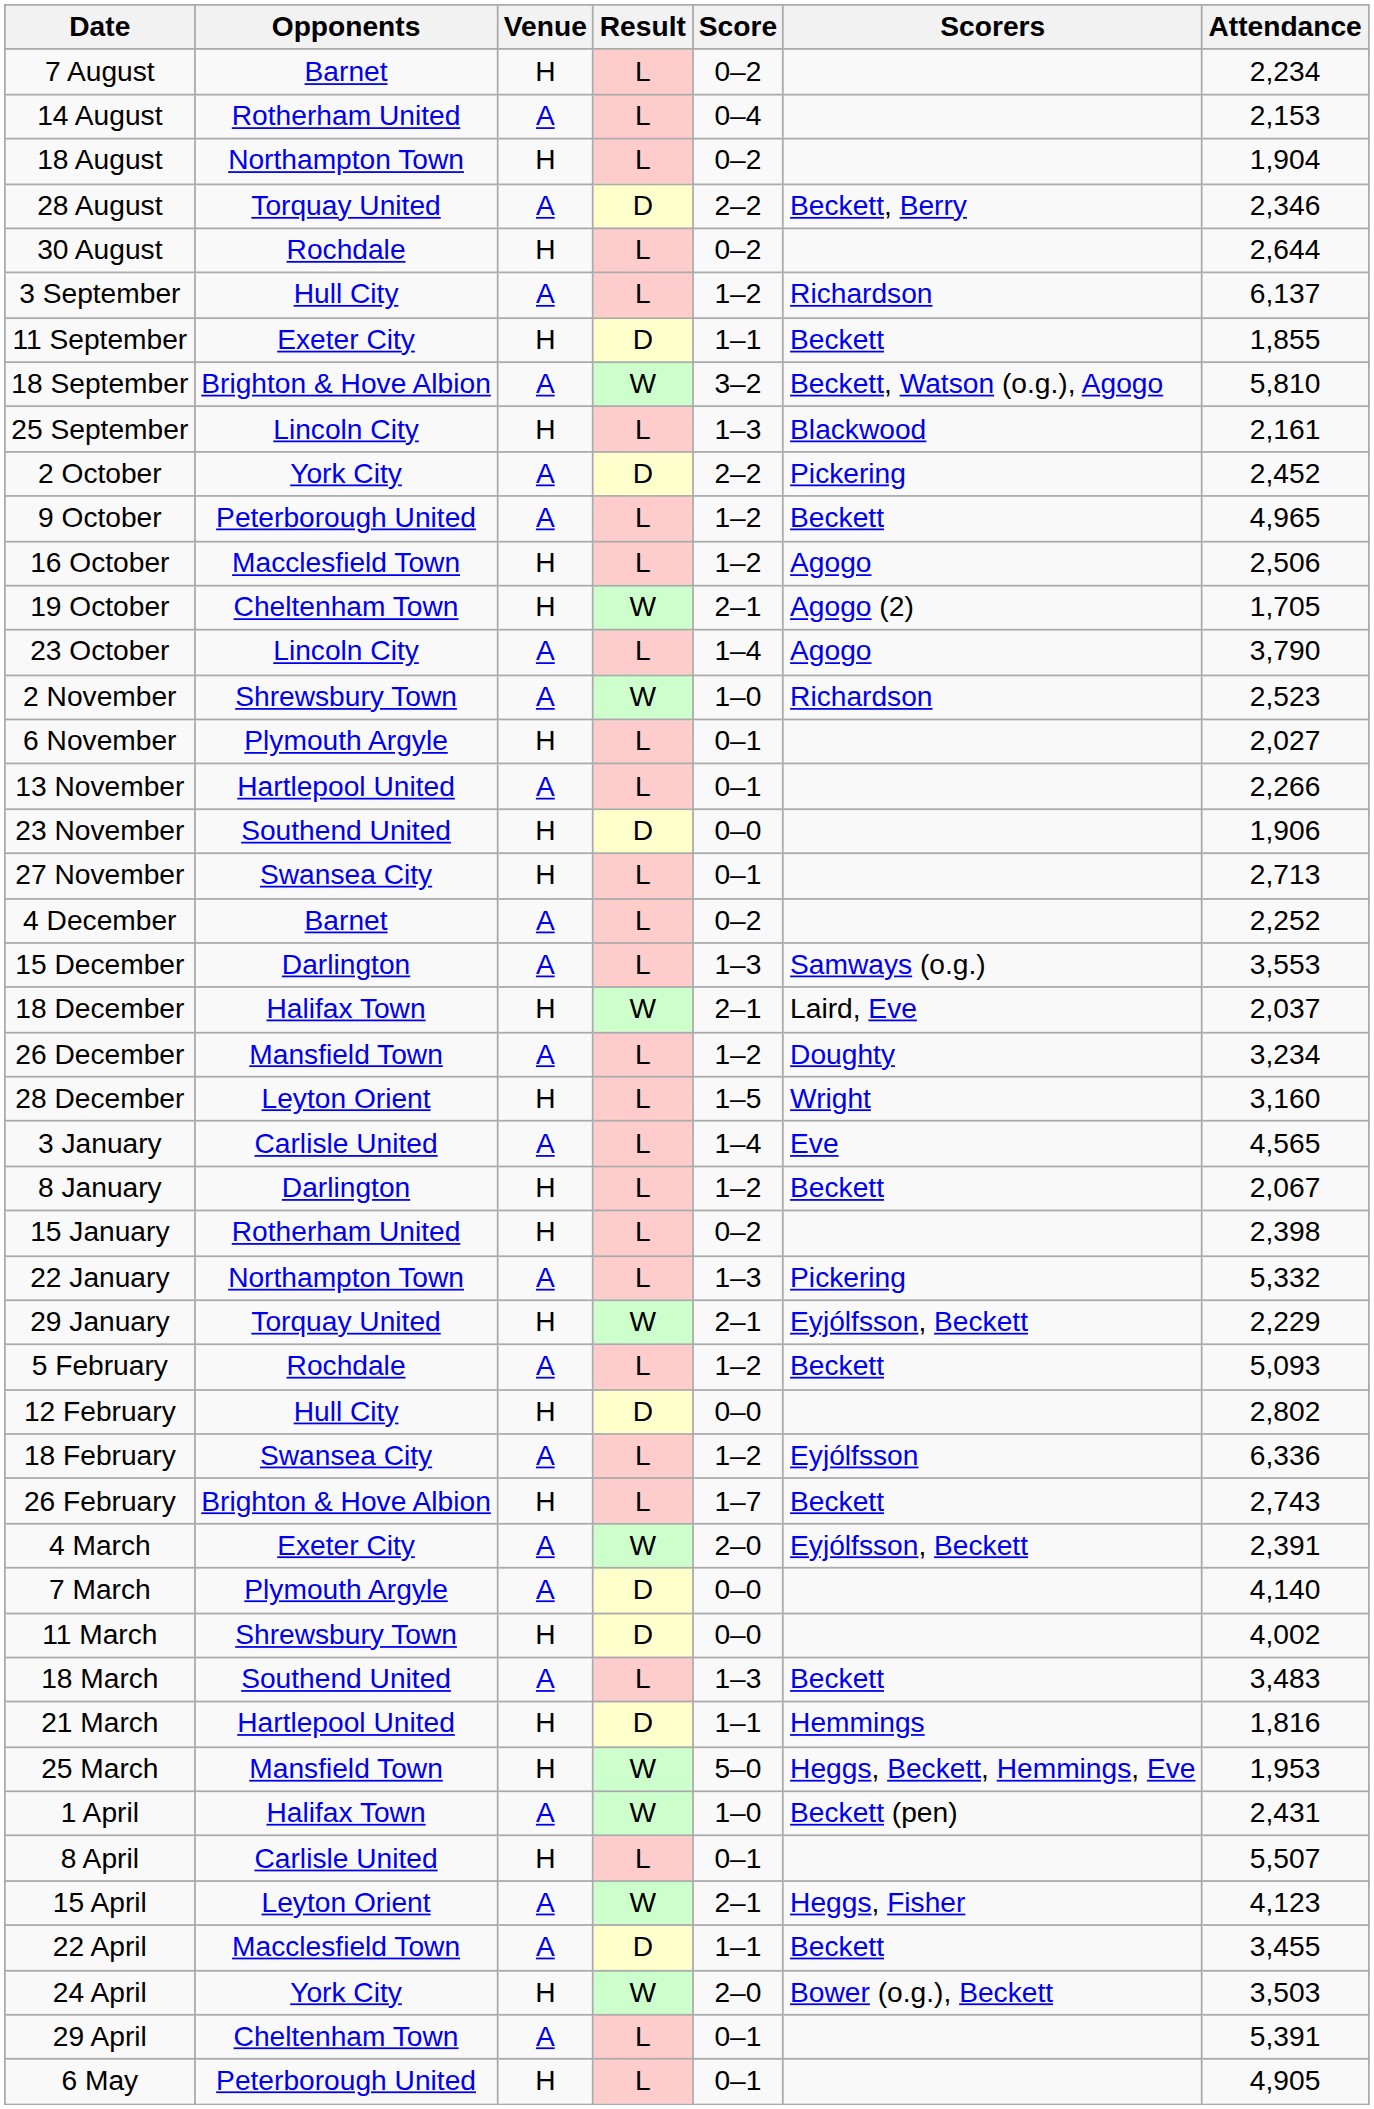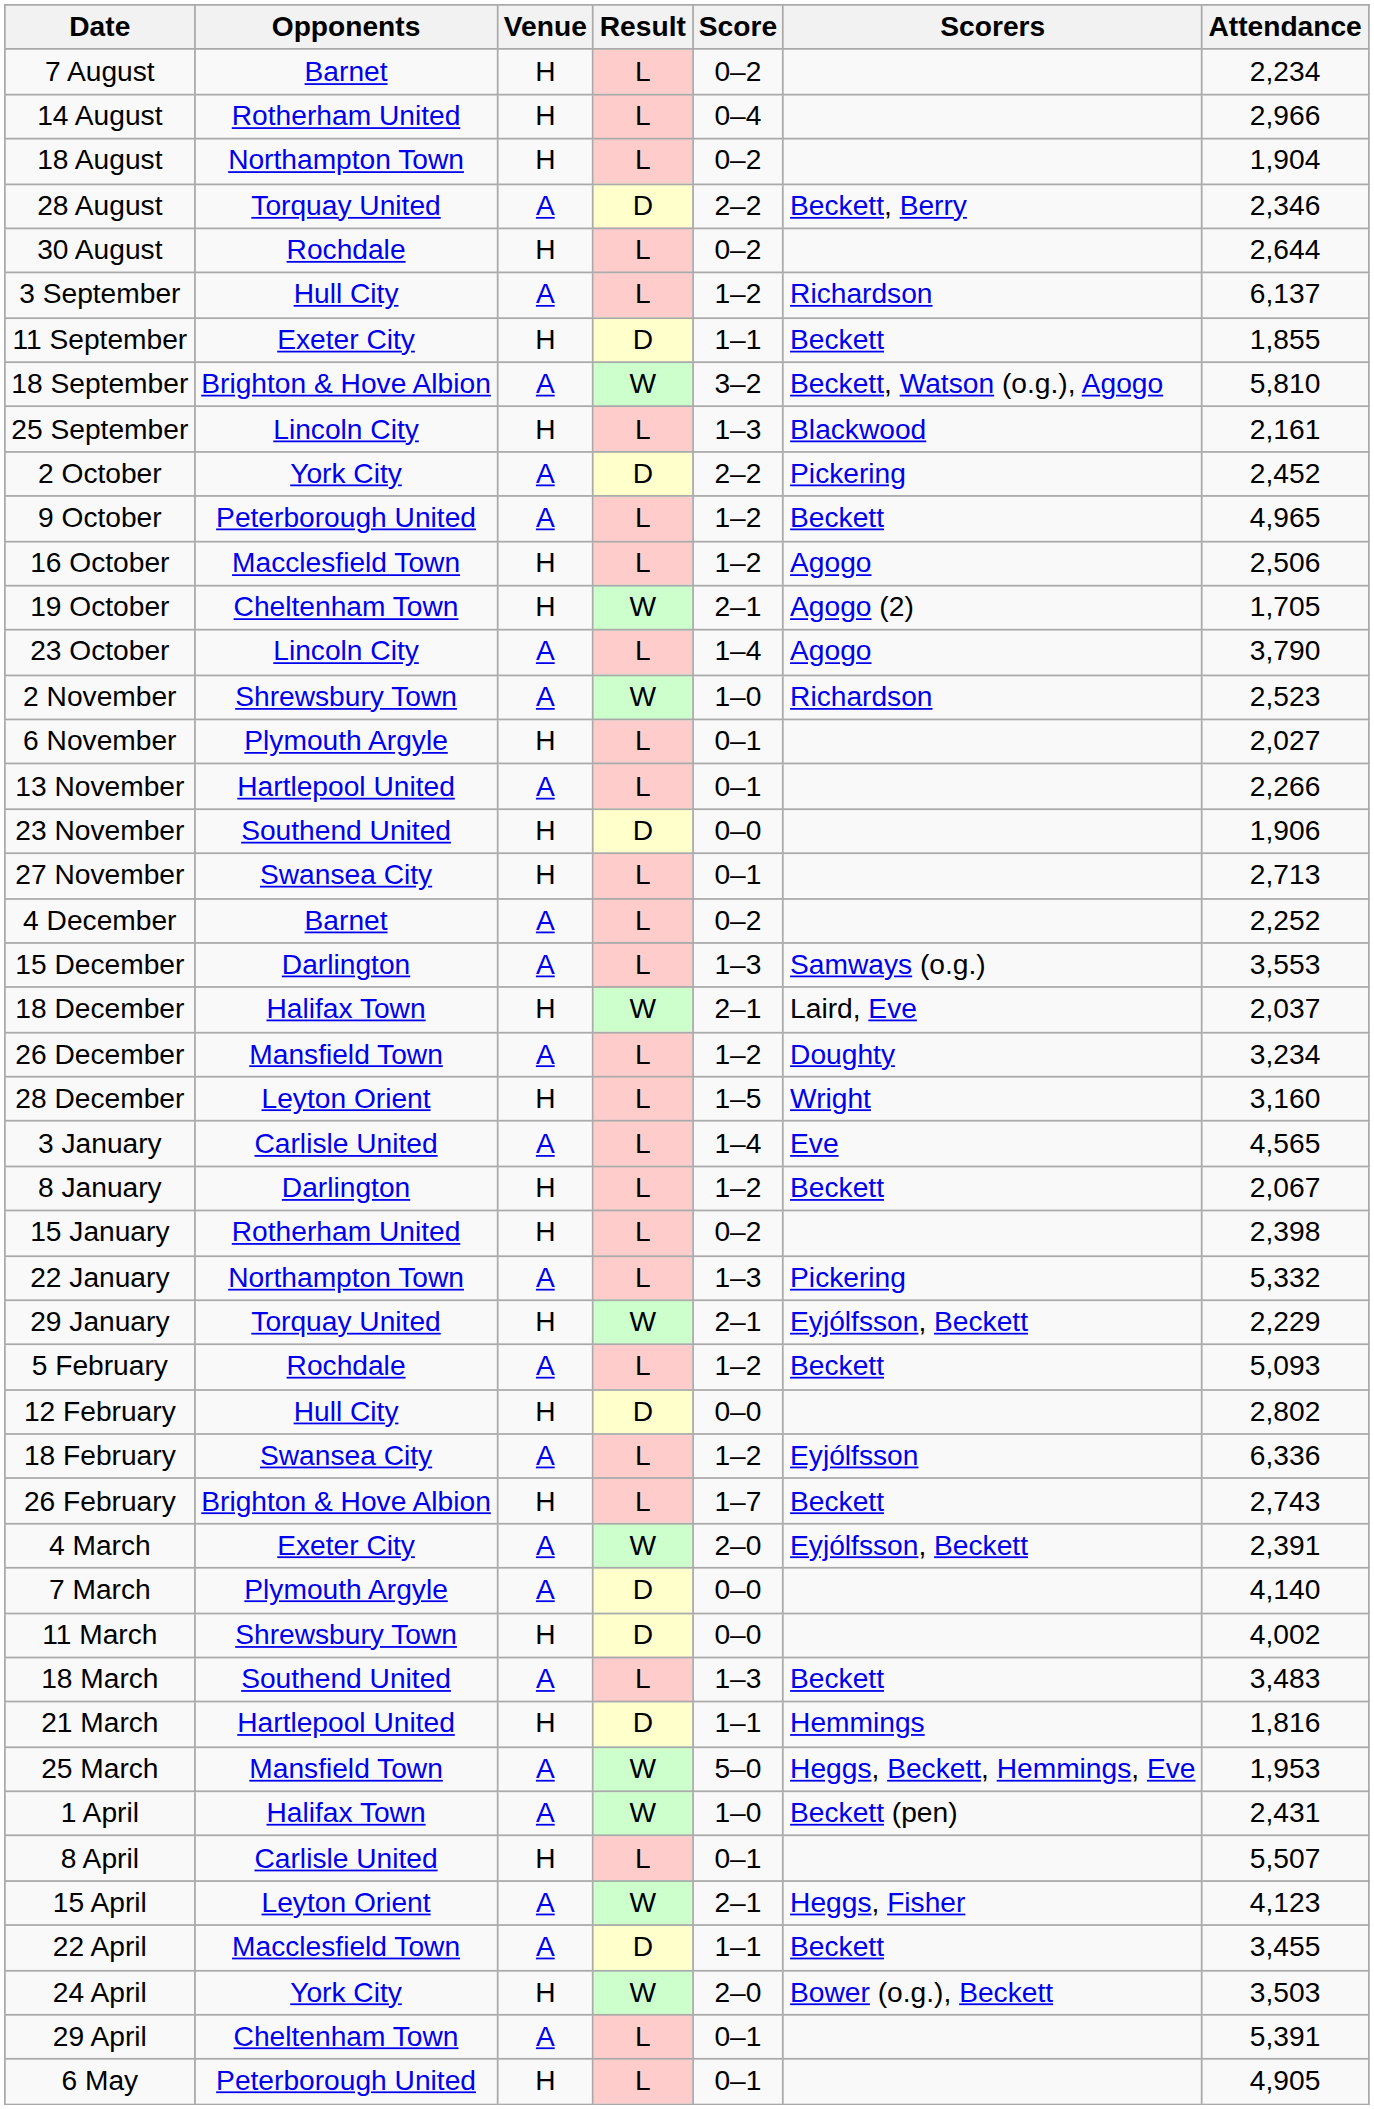(545, 116) A -> (545, 116) H
(1285, 116) 2,153 -> (1285, 116) 2,966
(545, 1768) H -> (545, 1768) A
